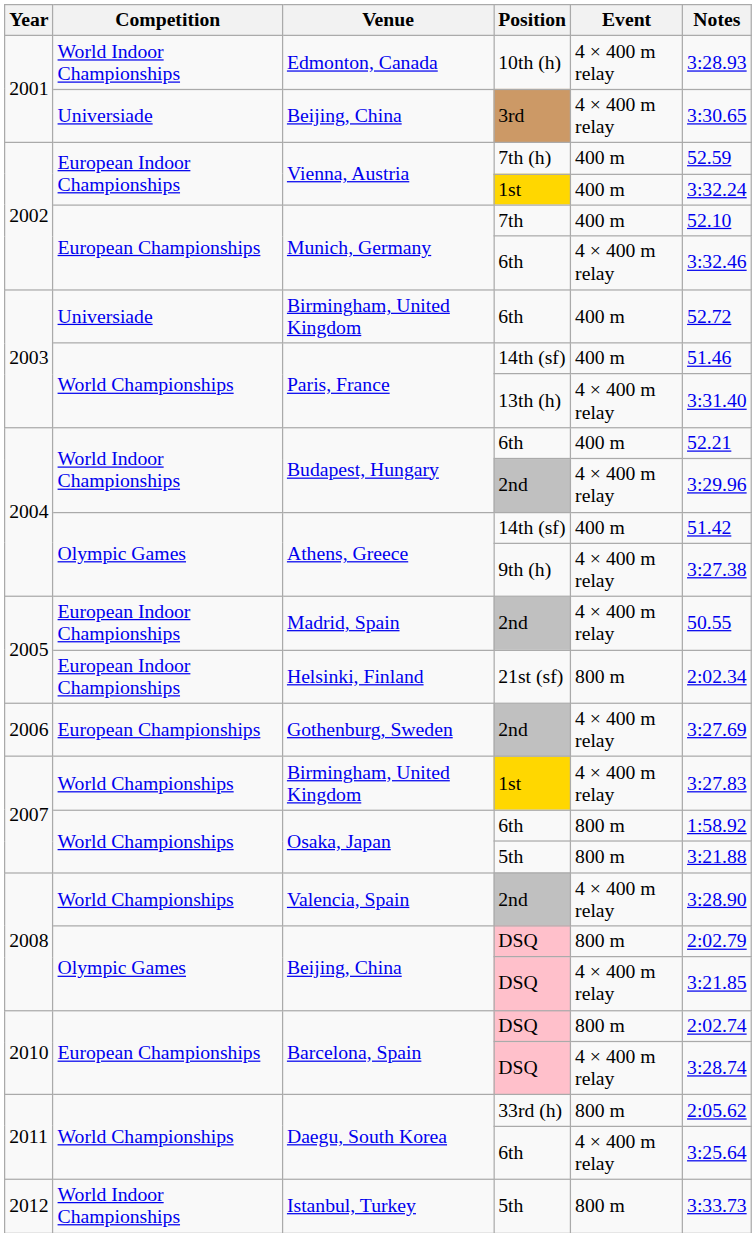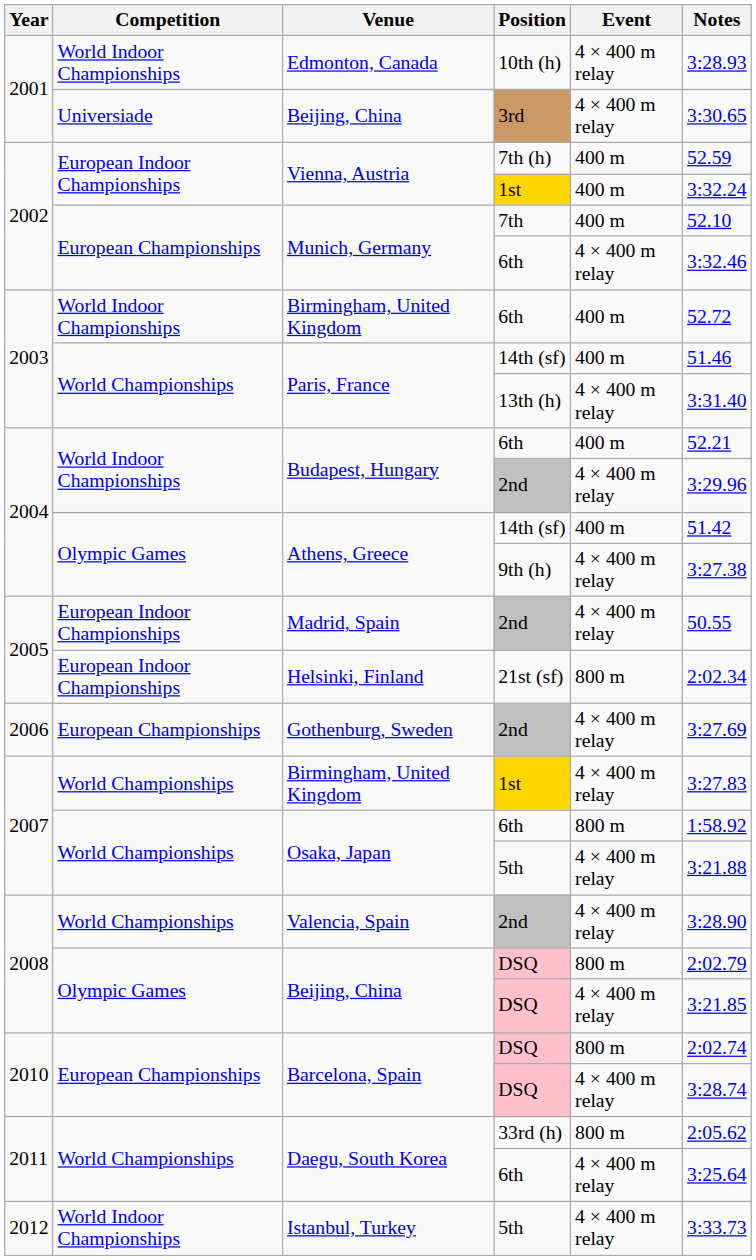(105, 316) Universiade -> (119, 316) World Indoor Championships
(600, 856) 800 m -> (615, 867) 4 × 400 m relay
(600, 1205) 800 m -> (615, 1228) 4 × 400 m relay
